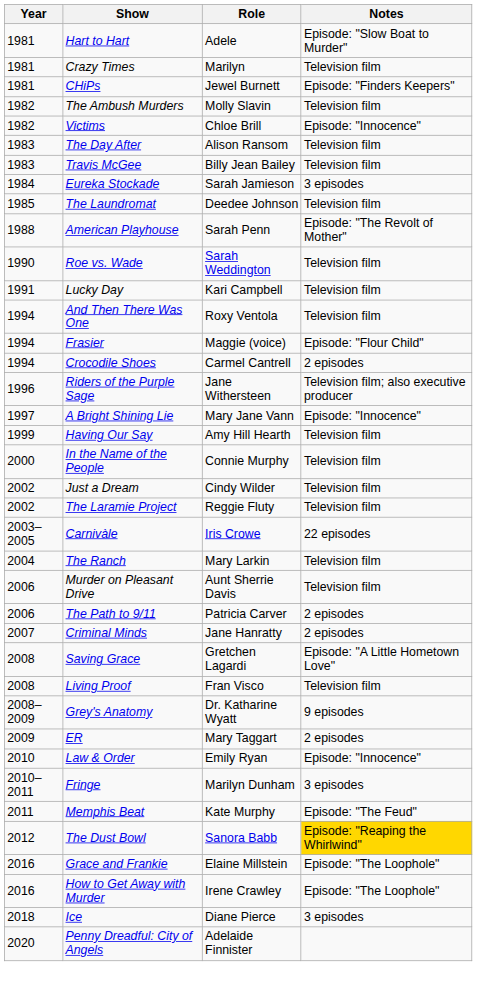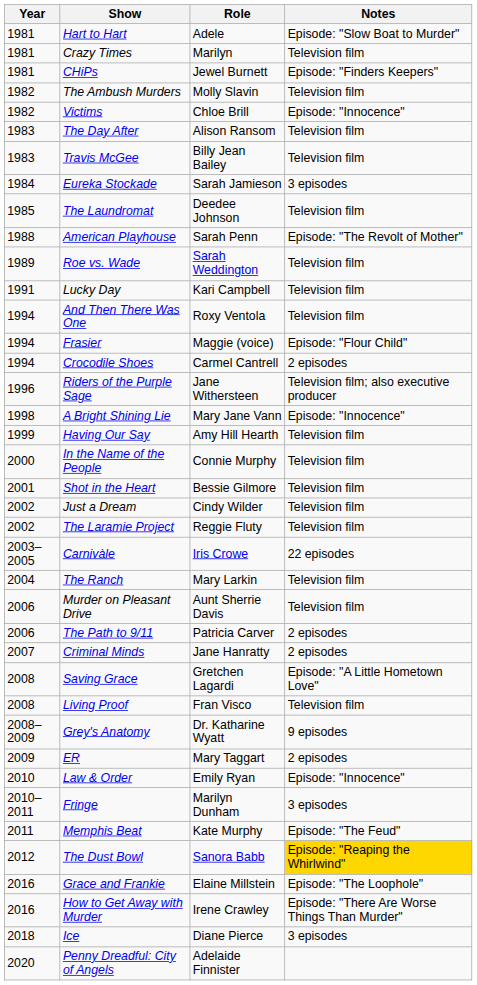(21, 263) 1990 -> (21, 263) 1989
(21, 415) 1997 -> (21, 415) 1998
+ row: (109, 488)
(372, 890) Episode: "The Loophole" -> (362, 910) Episode: "There Are Worse Things Than Murder"
